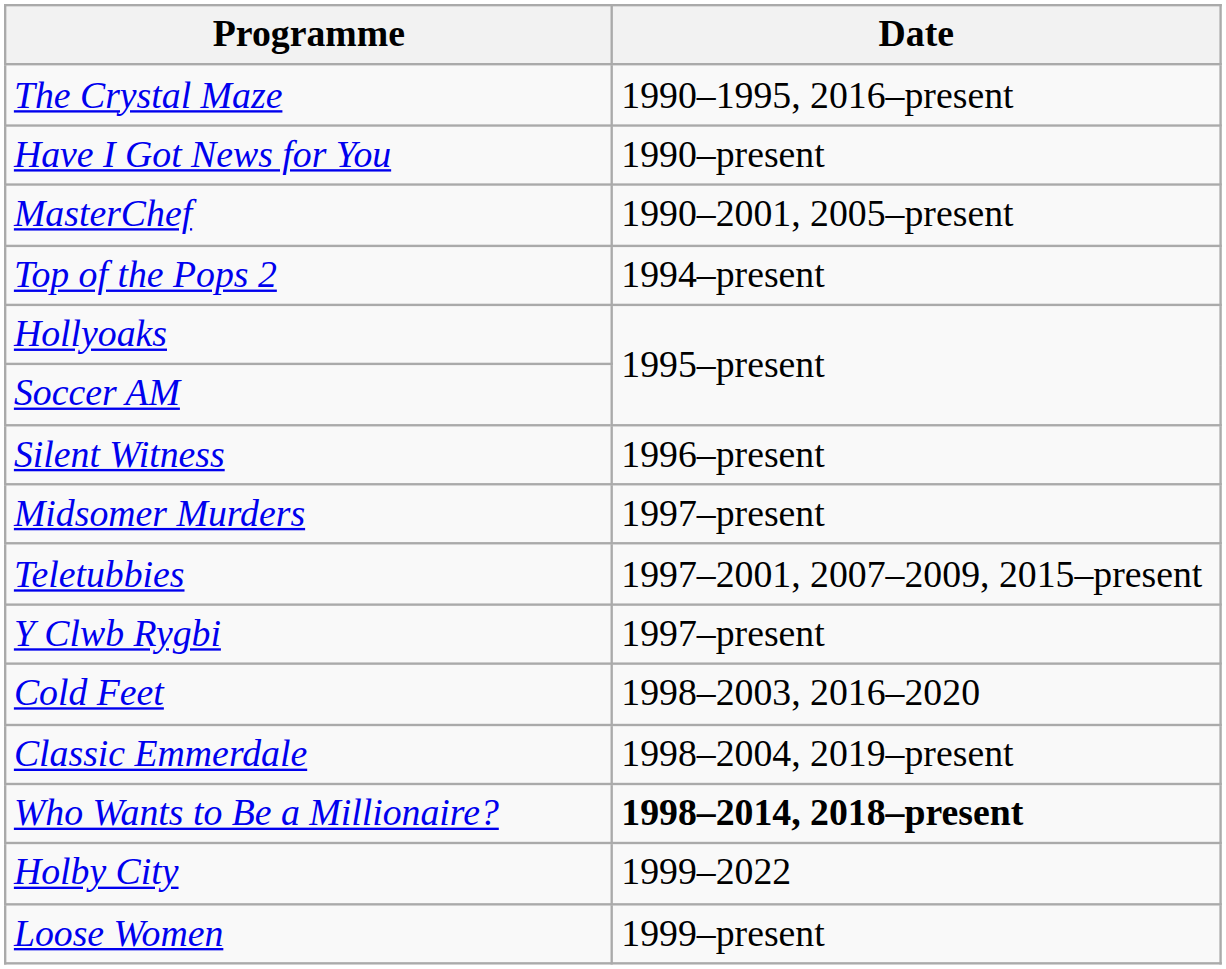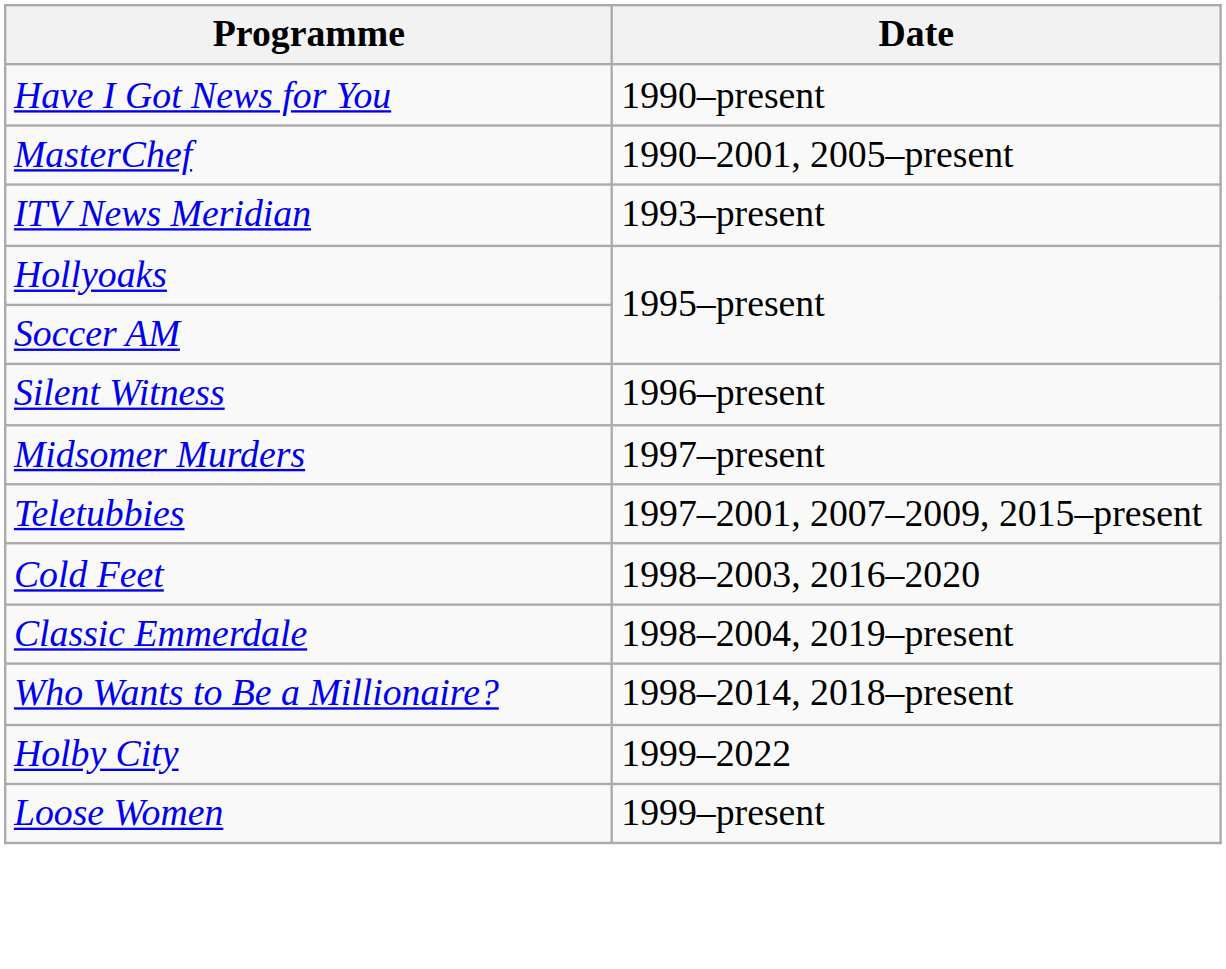- row: (148, 94)
+ row: (162, 214)
- row: (145, 273)
- row: (117, 633)
(822, 812) bold -> (817, 693) normal
